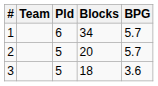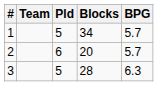(59, 33) 6 -> (59, 33) 5
(59, 52) 5 -> (59, 52) 6
(86, 71) 18 -> (86, 71) 28
(133, 71) 3.6 -> (133, 71) 6.3
